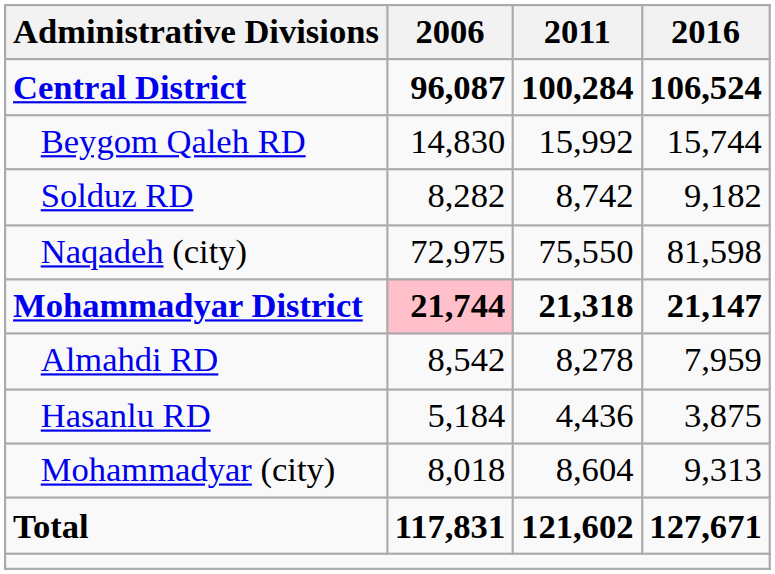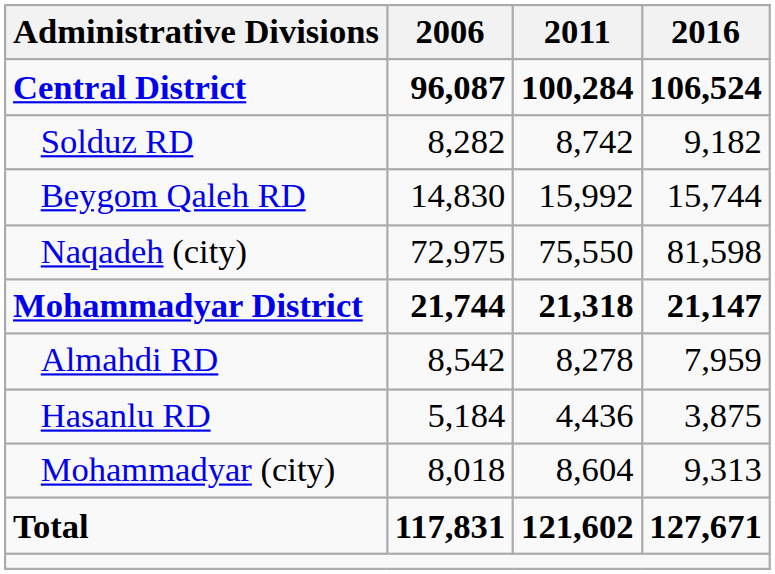rows swapped: (173, 141) <-> (117, 196)
(458, 305) pink background -> (458, 305) no background
